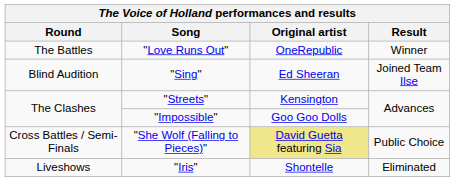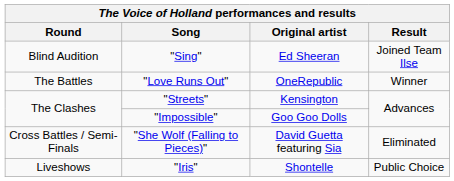rows swapped: (186, 74) <-> (186, 50)
(309, 142) khaki background -> (309, 142) no background
(409, 142) Public Choice -> (409, 142) Eliminated
(409, 167) Eliminated -> (409, 167) Public Choice
